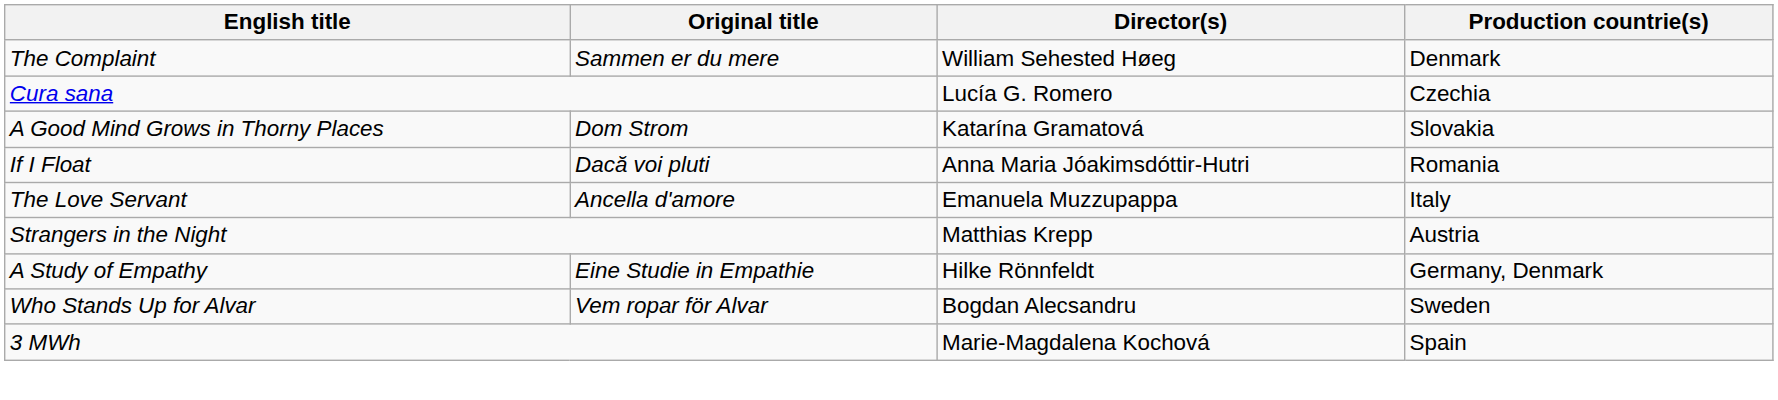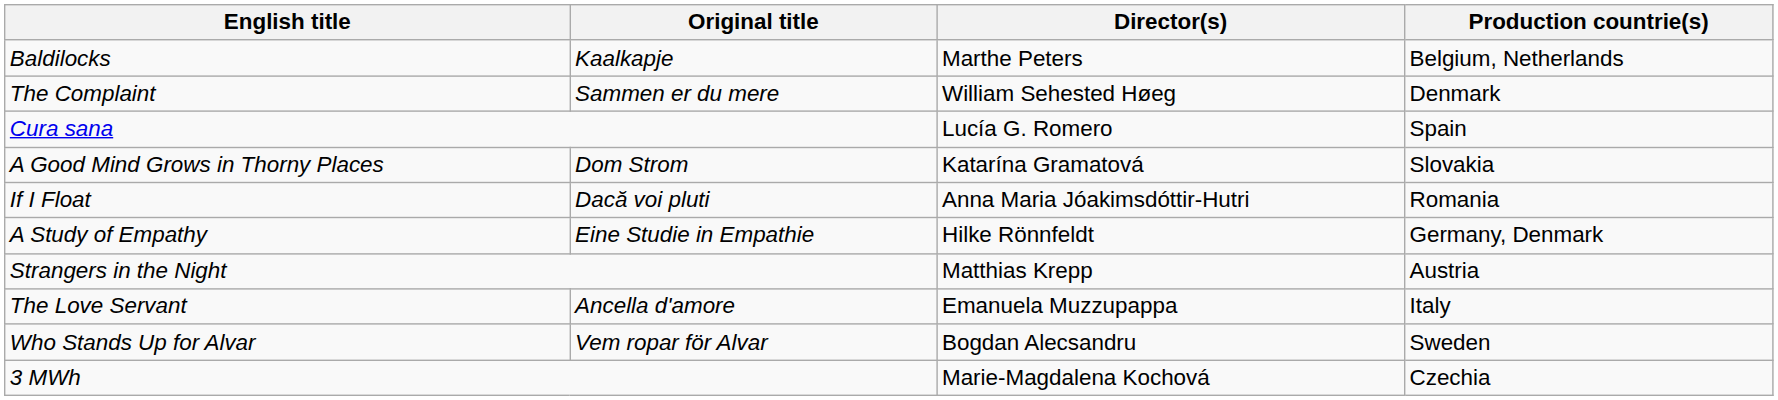+ row: (60, 57)
(1450, 93) Czechia -> (1438, 128) Spain
rows swapped: (98, 199) <-> (108, 270)
(1438, 341) Spain -> (1450, 377) Czechia
